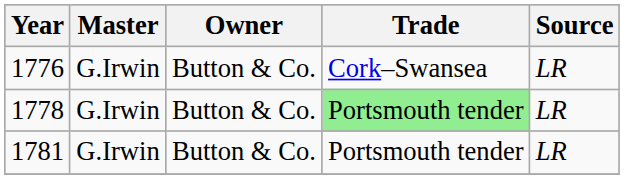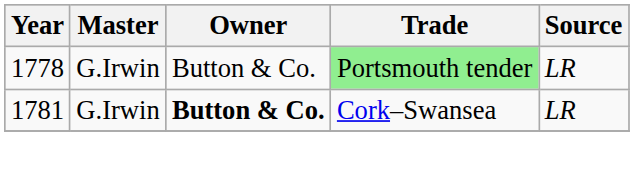- row: (38, 67)
(244, 151) normal -> (248, 109) bold
(426, 151) Portsmouth tender -> (417, 109) Cork–Swansea
